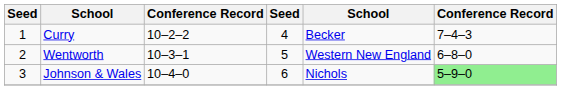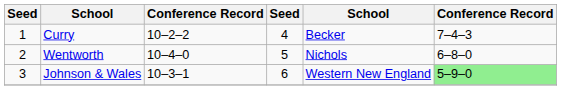(168, 54) 10–3–1 -> (168, 54) 10–4–0
(368, 54) Western New England -> (326, 54) Nichols
(168, 74) 10–4–0 -> (168, 74) 10–3–1
(326, 74) Nichols -> (368, 74) Western New England
